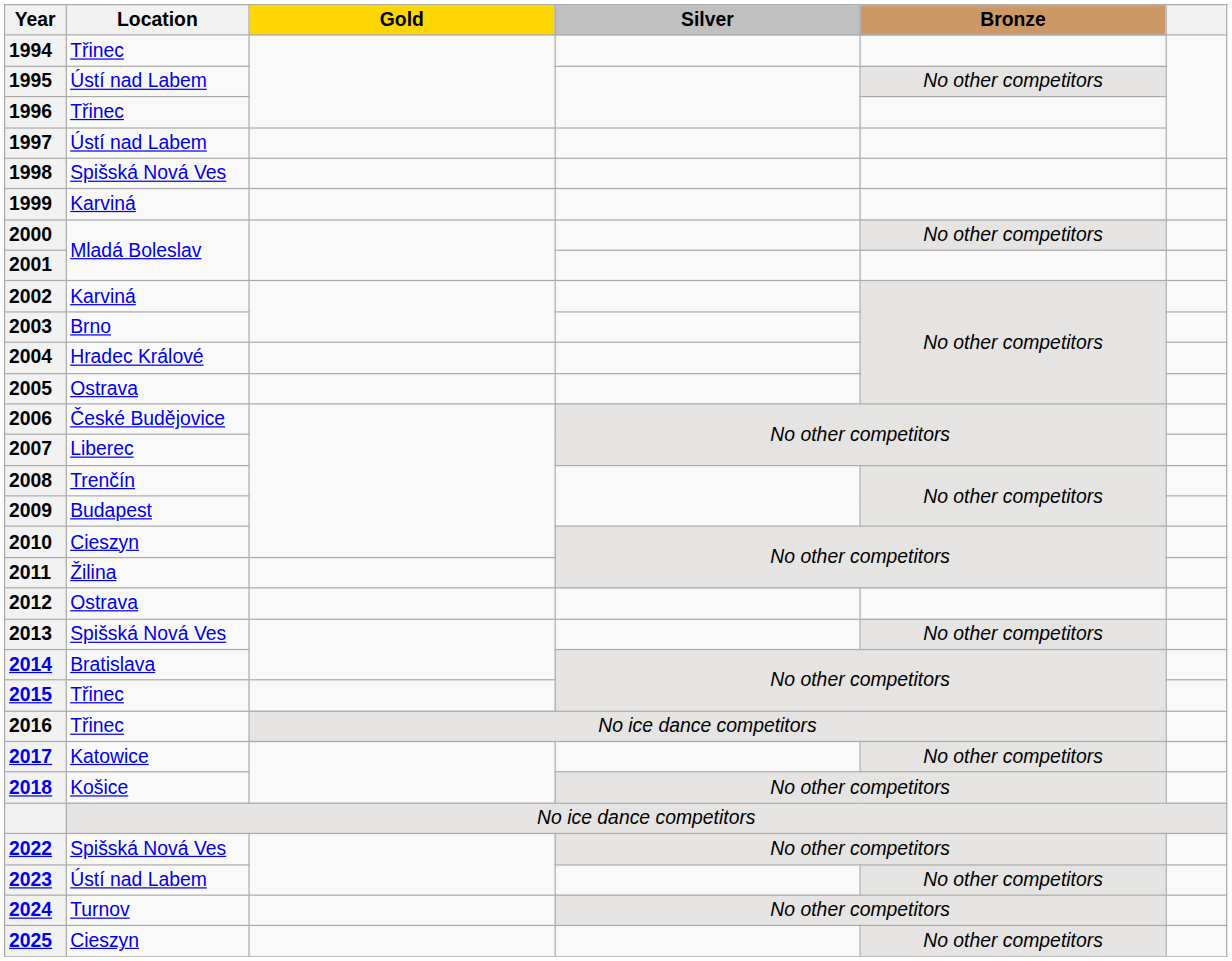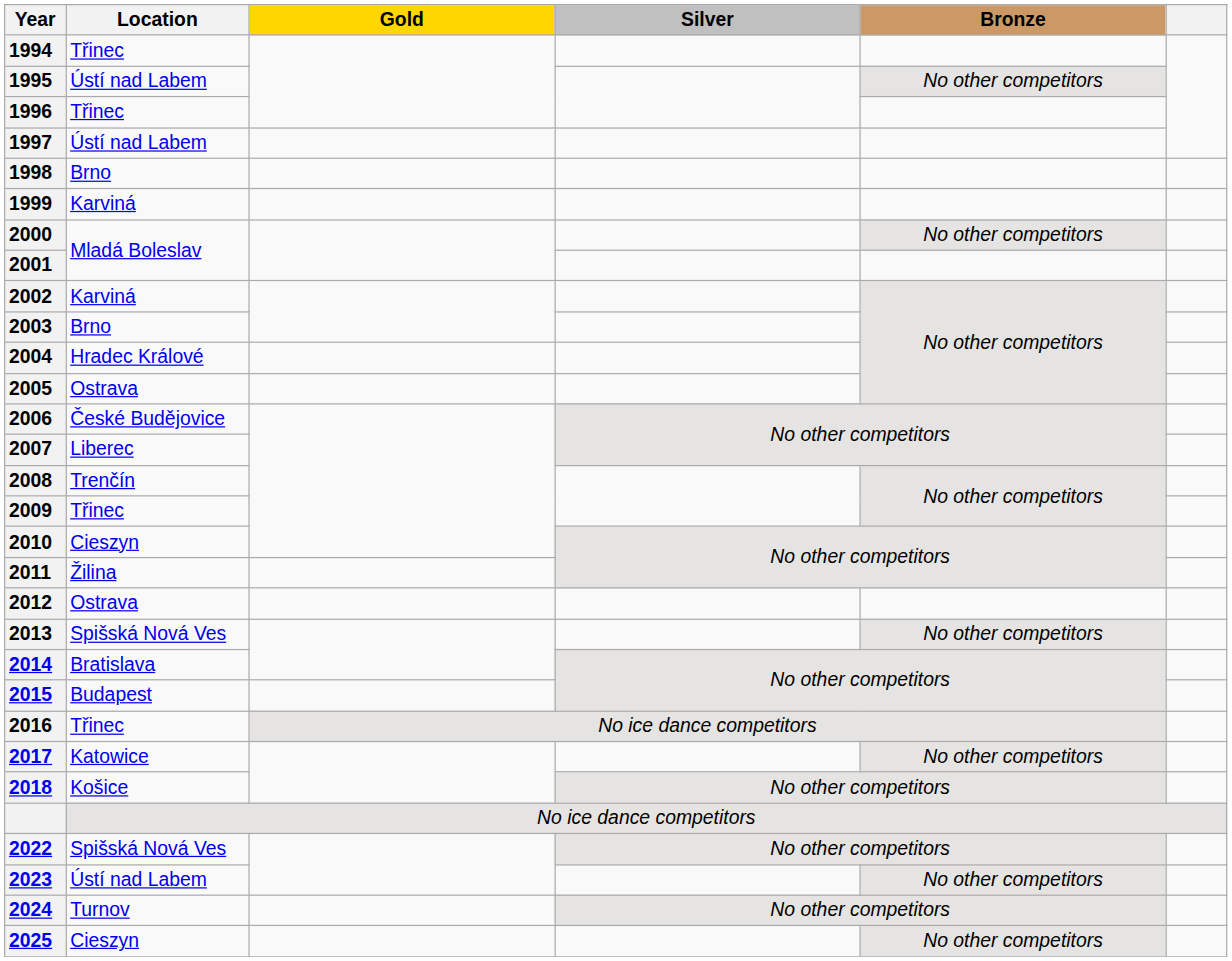(148, 173) Spišská Nová Ves -> (91, 173) Brno
(111, 511) Budapest -> (97, 511) Třinec
(97, 695) Třinec -> (111, 695) Budapest
